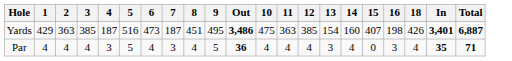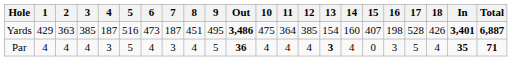+ column: (416, 13)
(288, 30) 363 -> (288, 30) 364
(330, 47) normal -> (330, 47) bold
